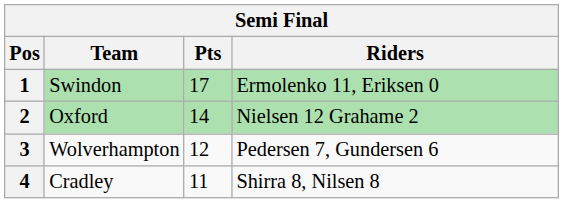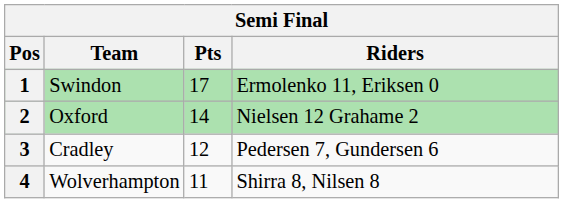(114, 149) Wolverhampton -> (81, 149) Cradley
(81, 181) Cradley -> (114, 181) Wolverhampton
